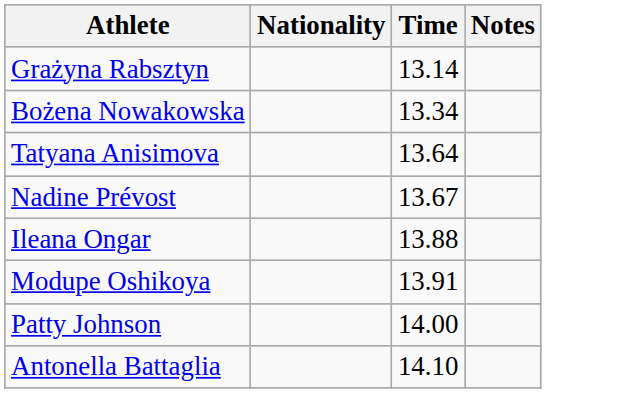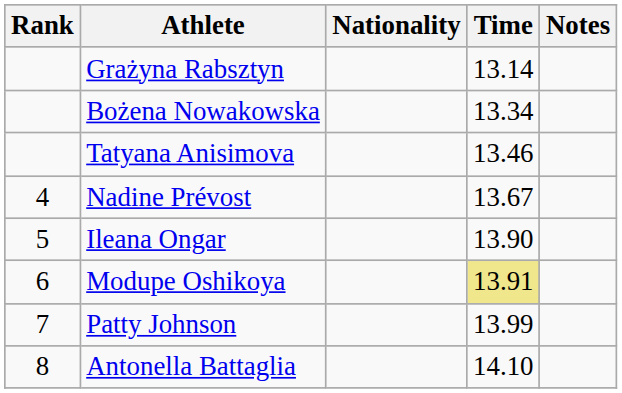+ column: (42, 25)
(428, 153) 13.64 -> (503, 153) 13.46
(428, 238) 13.88 -> (503, 238) 13.90
(428, 281) no background -> (503, 281) khaki background
(428, 324) 14.00 -> (503, 324) 13.99
